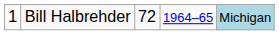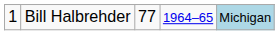(147, 17) 72 -> (147, 17) 77
